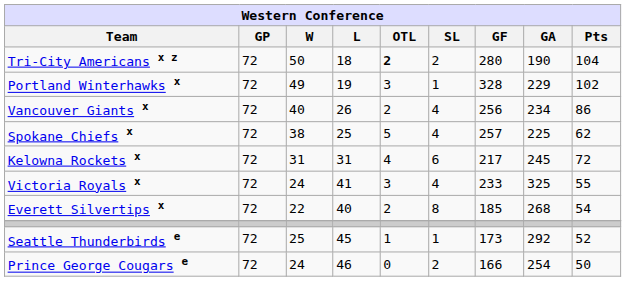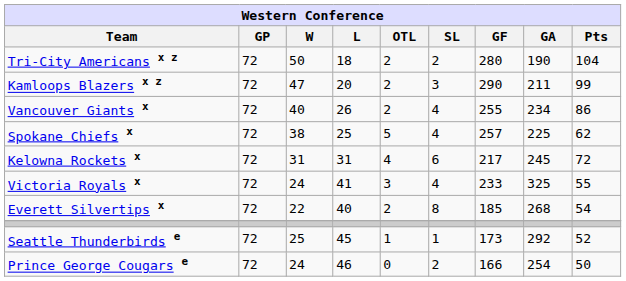(387, 60) bold -> (387, 60) normal
+ row: (85, 84)
- row: (94, 84)
(491, 109) 256 -> (491, 109) 255
